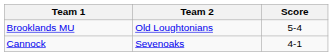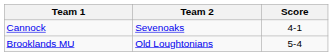rows swapped: (41, 28) <-> (26, 43)
